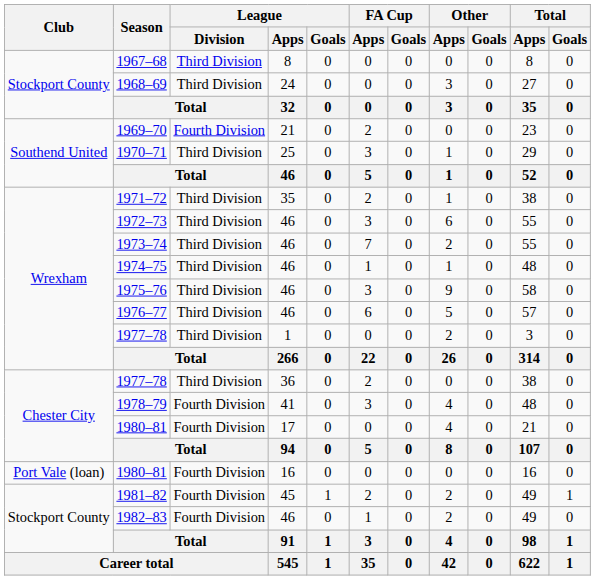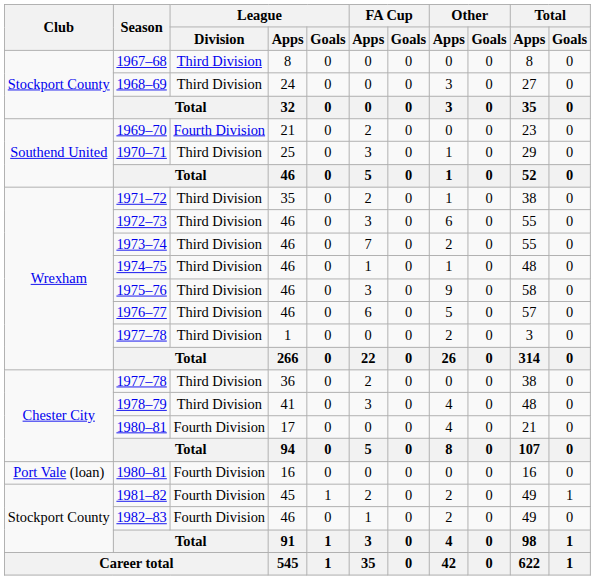(219, 404) Fourth Division -> (219, 404) Third Division
